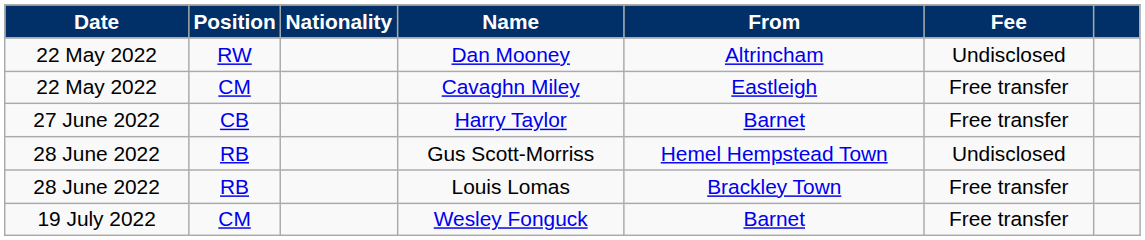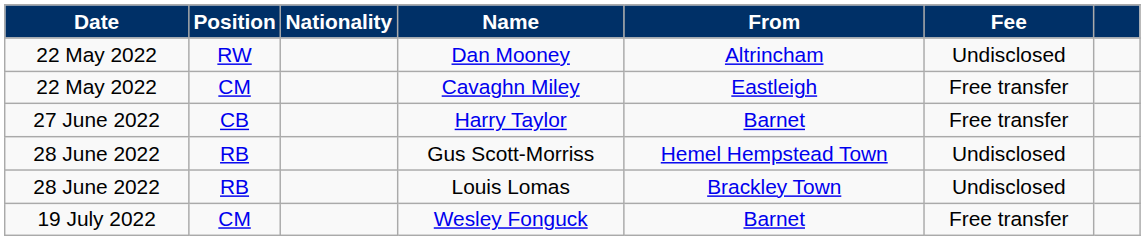(1009, 187) Free transfer -> (1009, 187) Undisclosed
